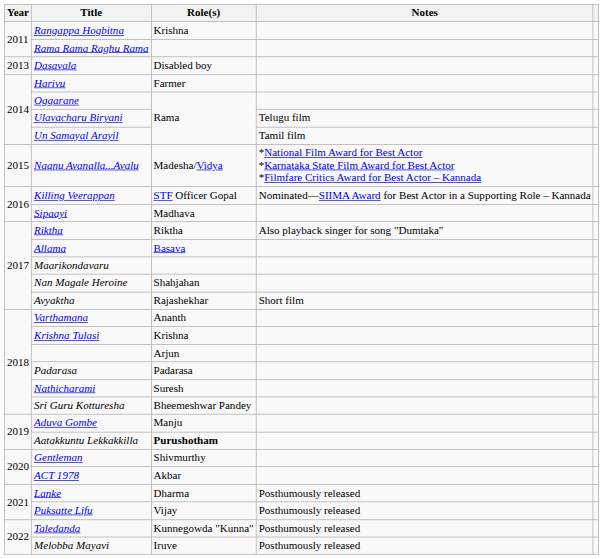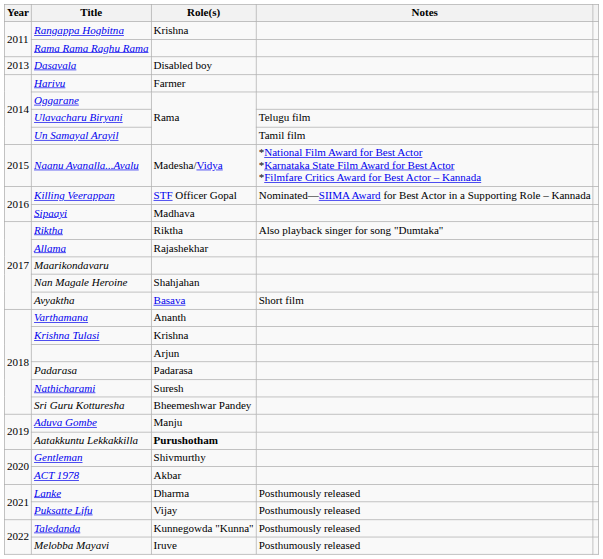(169, 248) Basava -> (181, 248) Rajashekhar
(181, 300) Rajashekhar -> (169, 300) Basava
